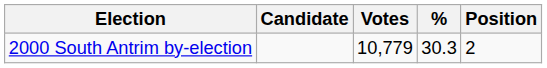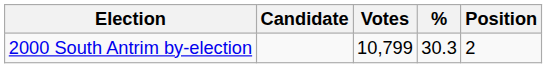(385, 47) 10,779 -> (385, 47) 10,799
